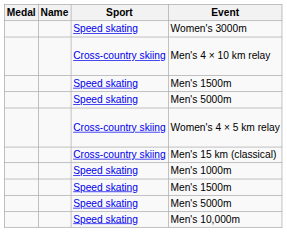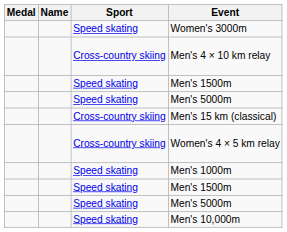rows swapped: (119, 155) <-> (119, 128)
